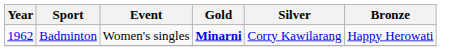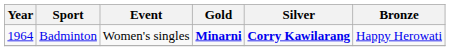(20, 35) 1962 -> (20, 35) 1964
(294, 35) normal -> (299, 35) bold
